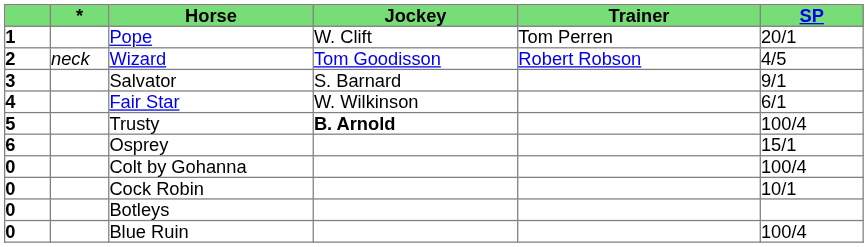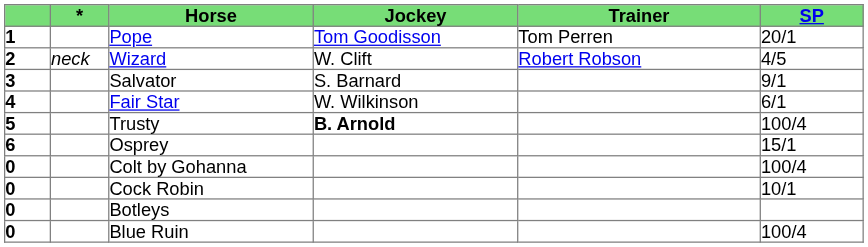(343, 37) W. Clift -> (377, 37) Tom Goodisson
(377, 59) Tom Goodisson -> (343, 59) W. Clift
